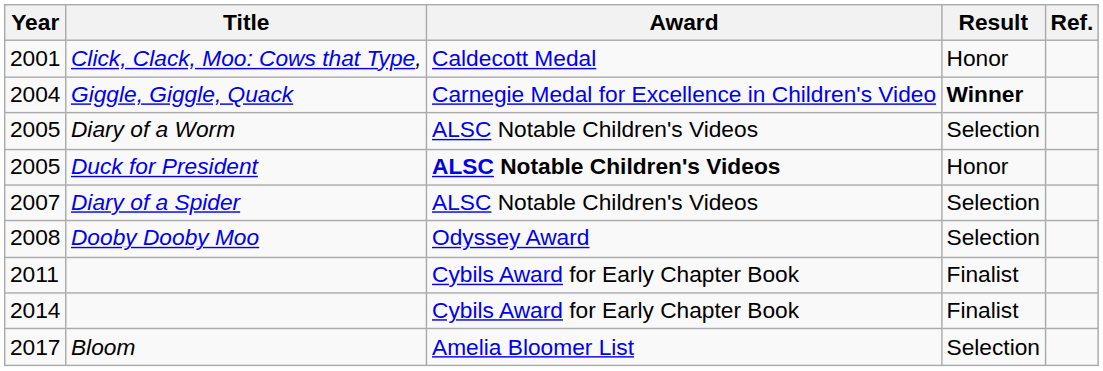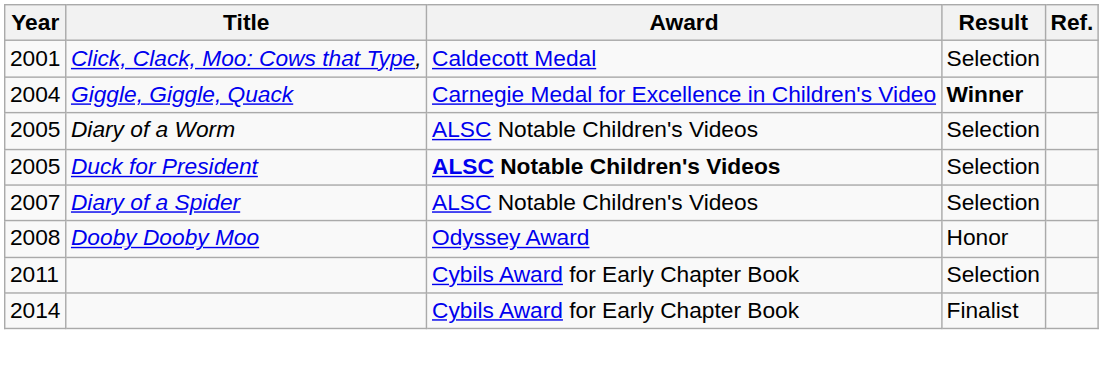(977, 58) Honor -> (993, 58) Selection
(977, 166) Honor -> (993, 166) Selection
(993, 238) Selection -> (977, 238) Honor
(983, 274) Finalist -> (993, 274) Selection
- row: (35, 346)
